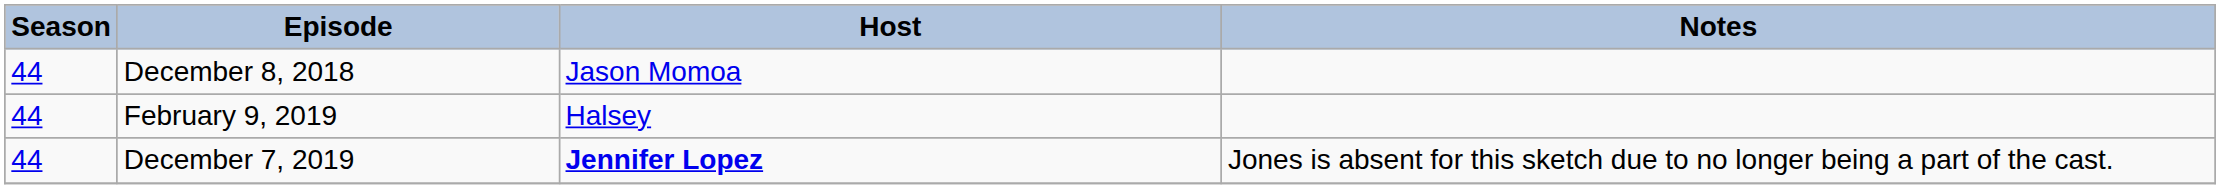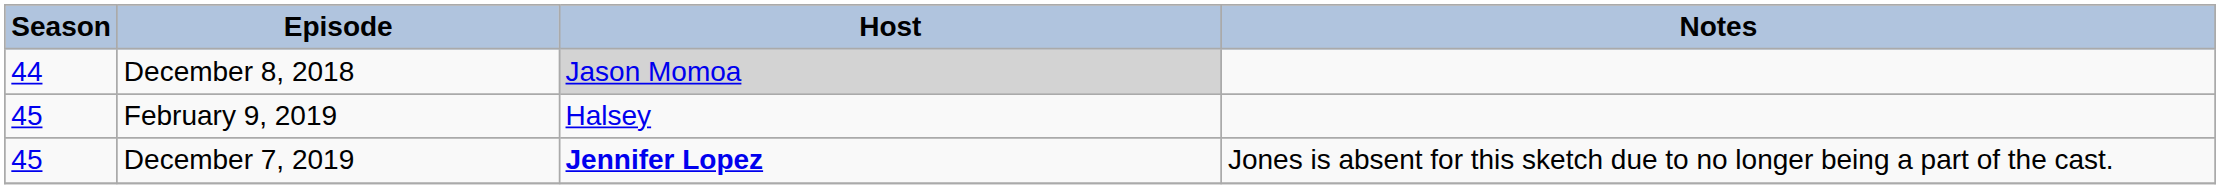(653, 71) no background -> (653, 71) lightgrey background
(27, 115) 44 -> (27, 115) 45
(27, 159) 44 -> (27, 159) 45
